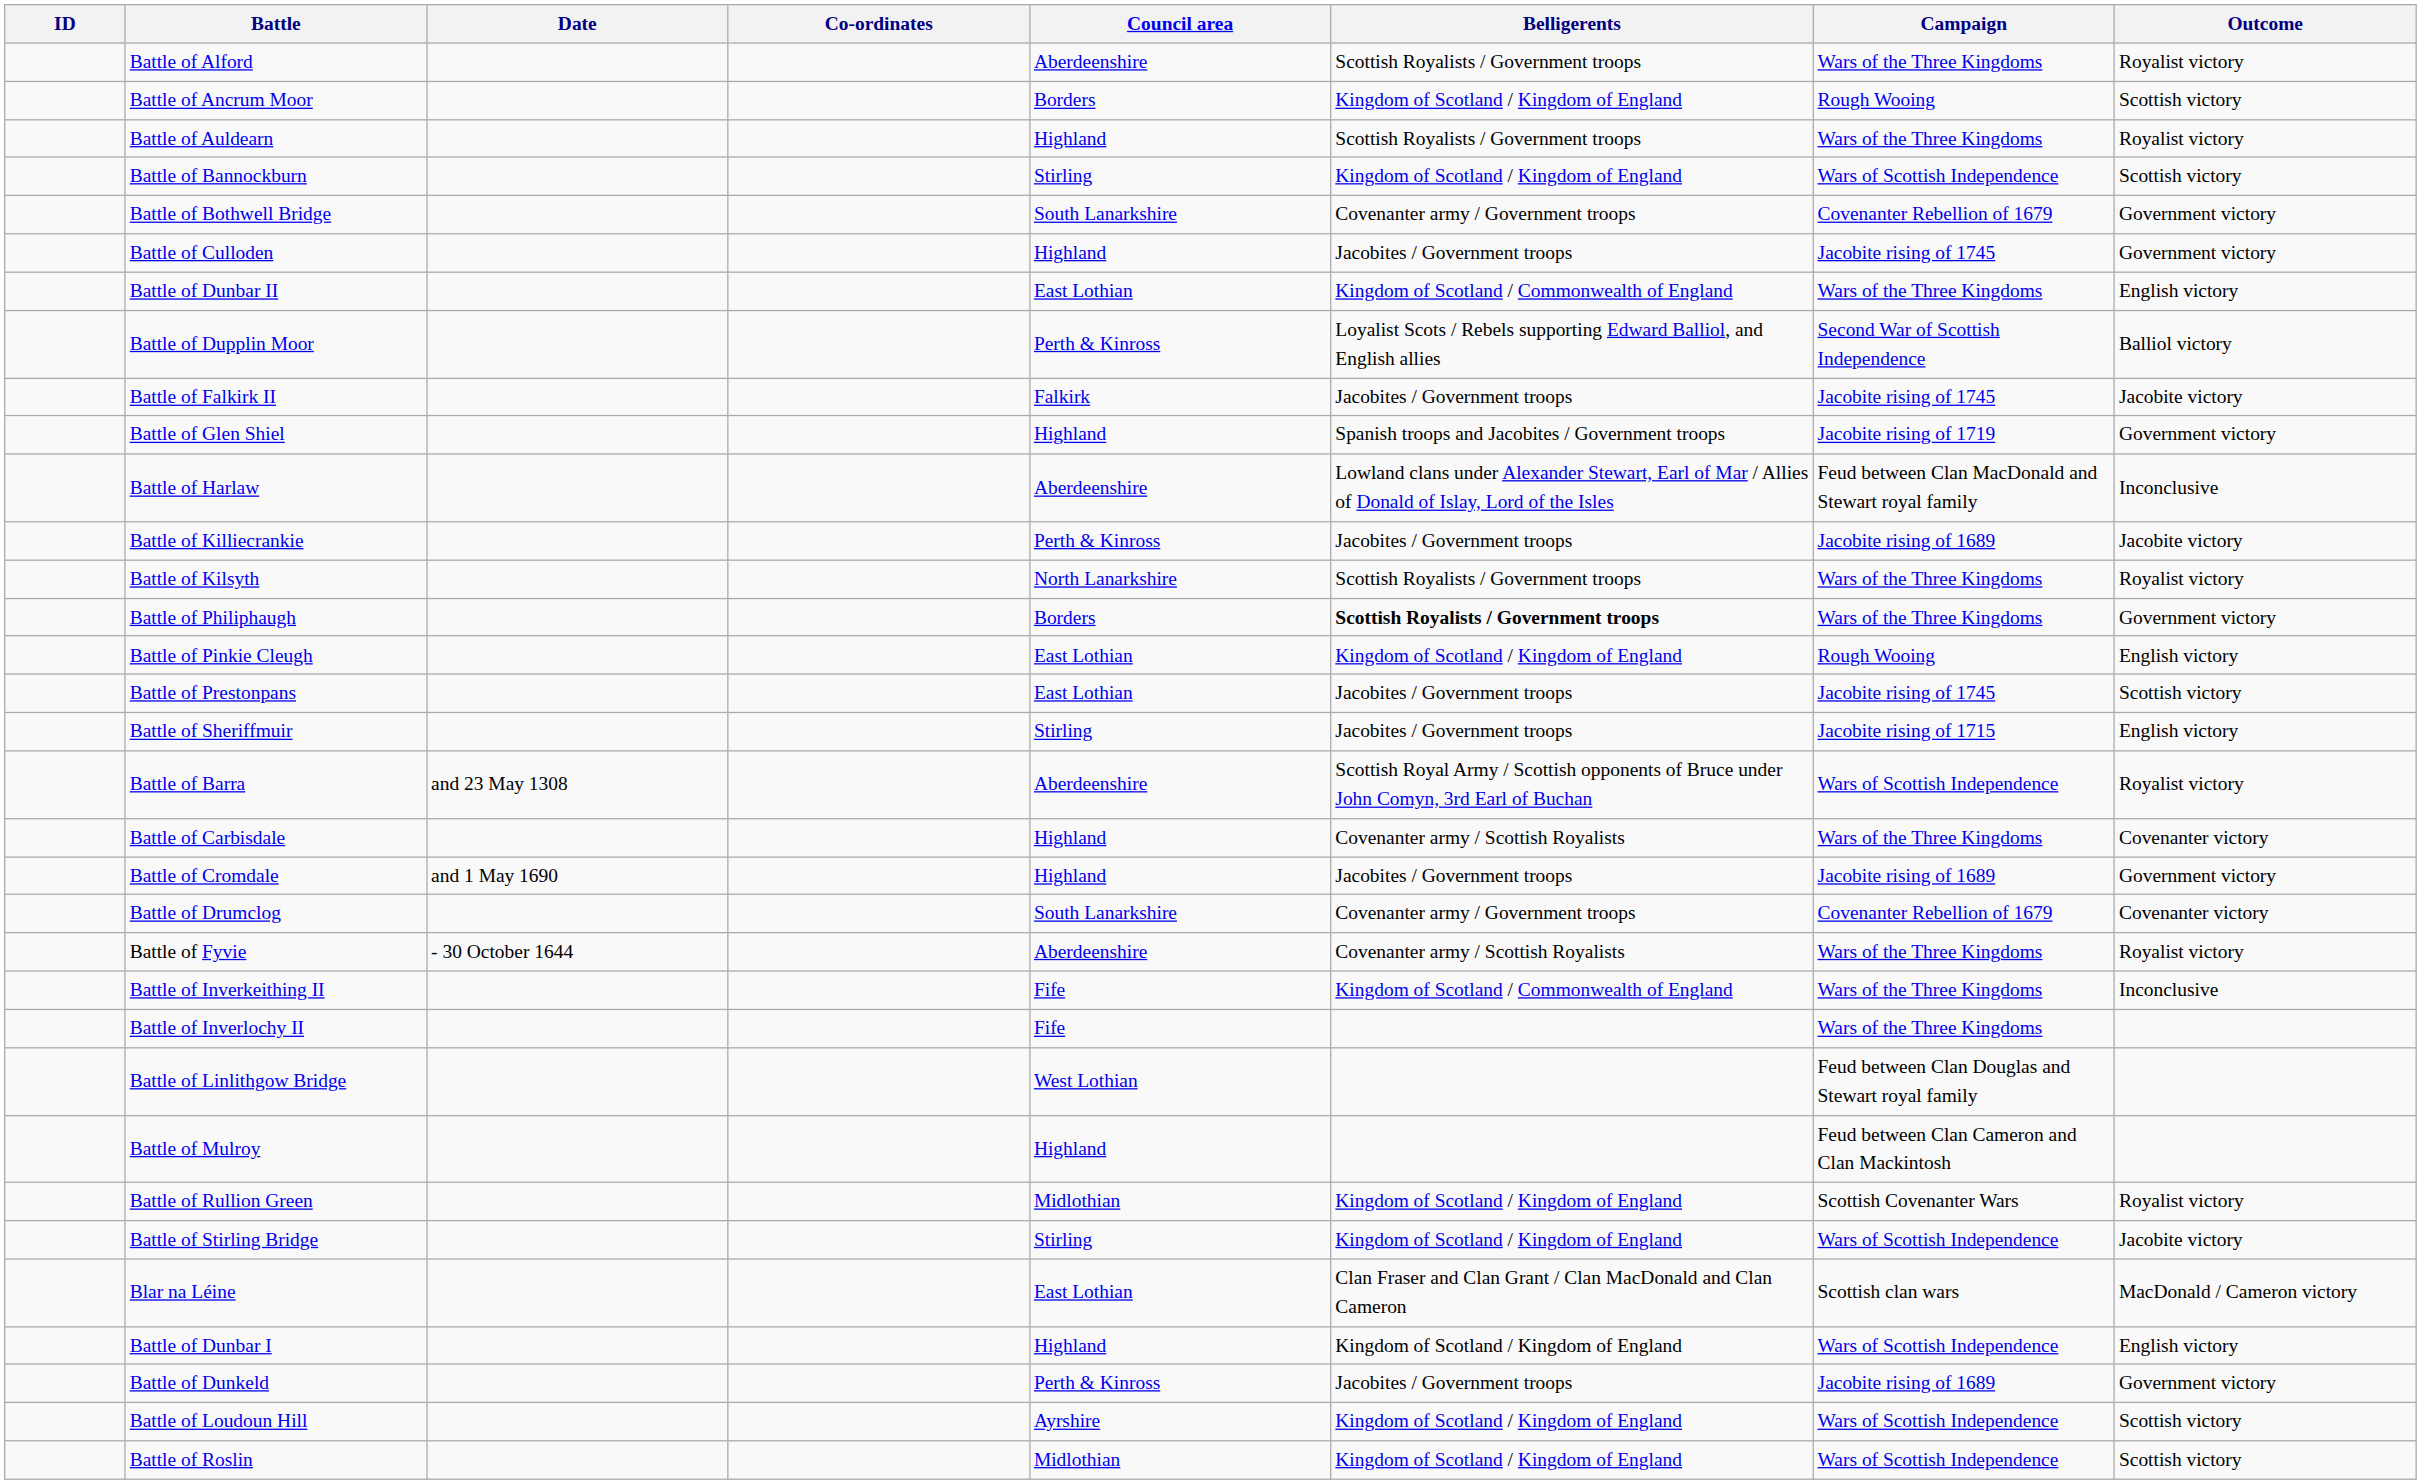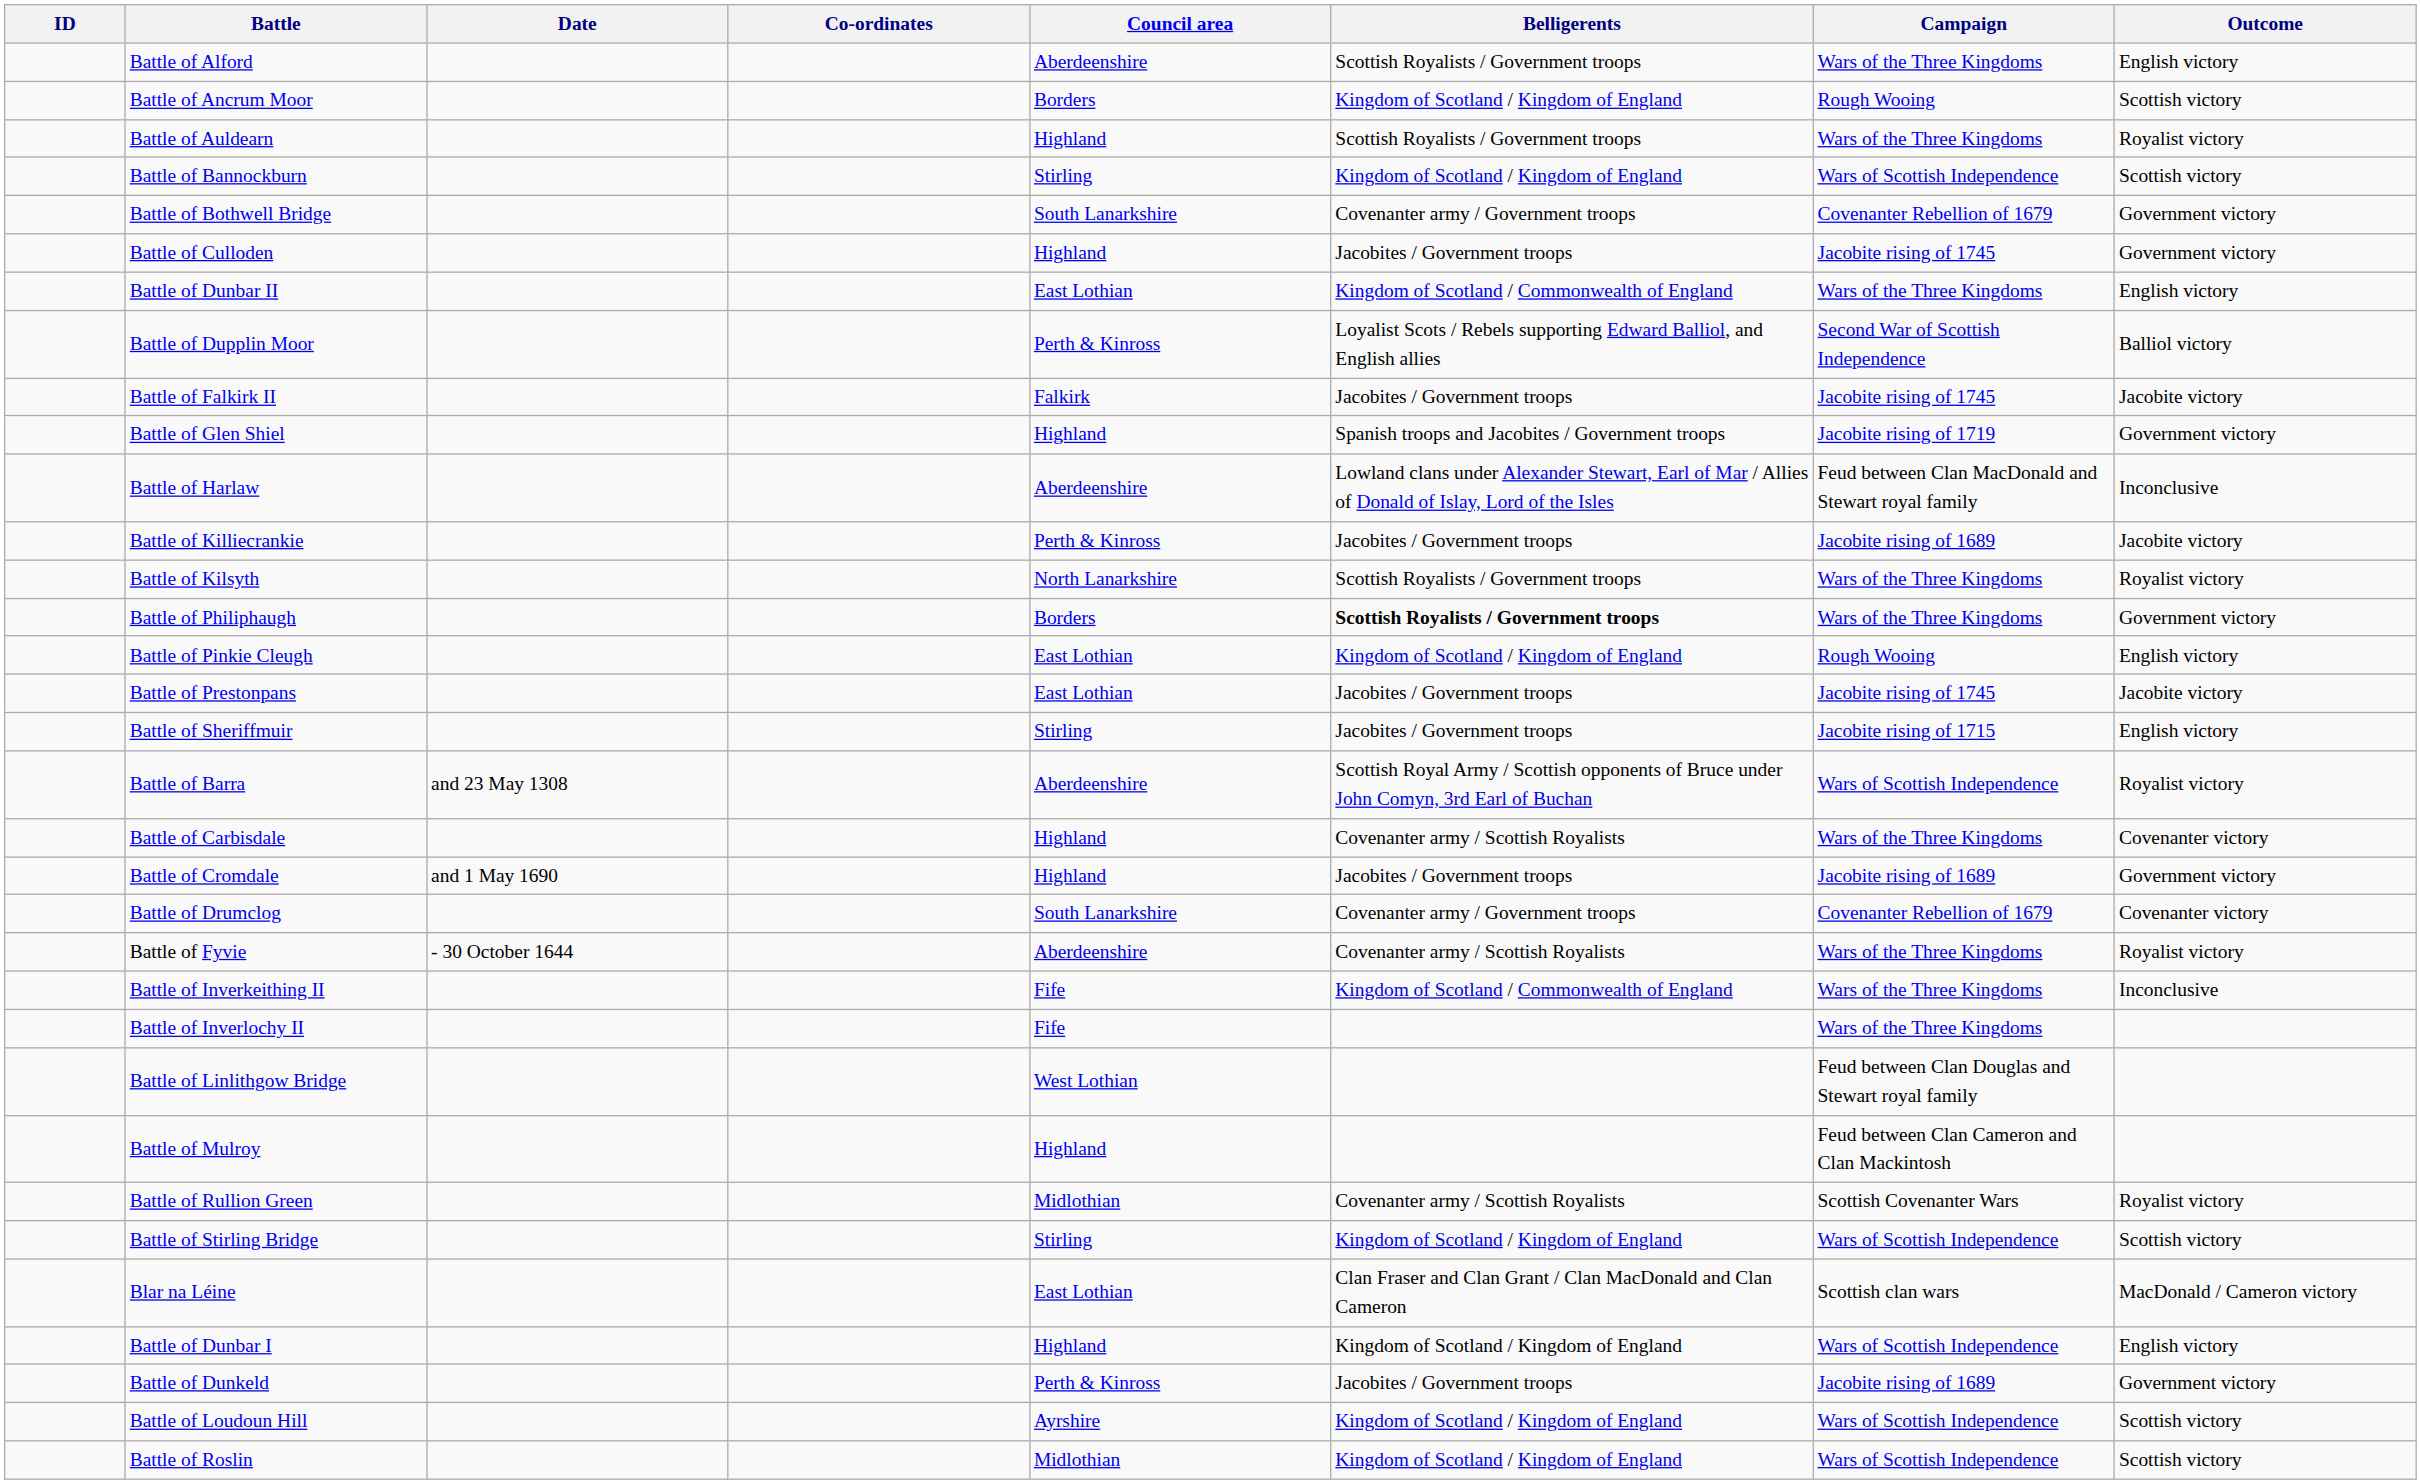(2181, 61) Royalist victory -> (2179, 61) English victory
(2180, 693) Scottish victory -> (2181, 693) Jacobite victory
(1509, 1201) Kingdom of Scotland / Kingdom of England -> (1480, 1201) Covenanter army / Scottish Royalists
(2181, 1239) Jacobite victory -> (2180, 1239) Scottish victory
